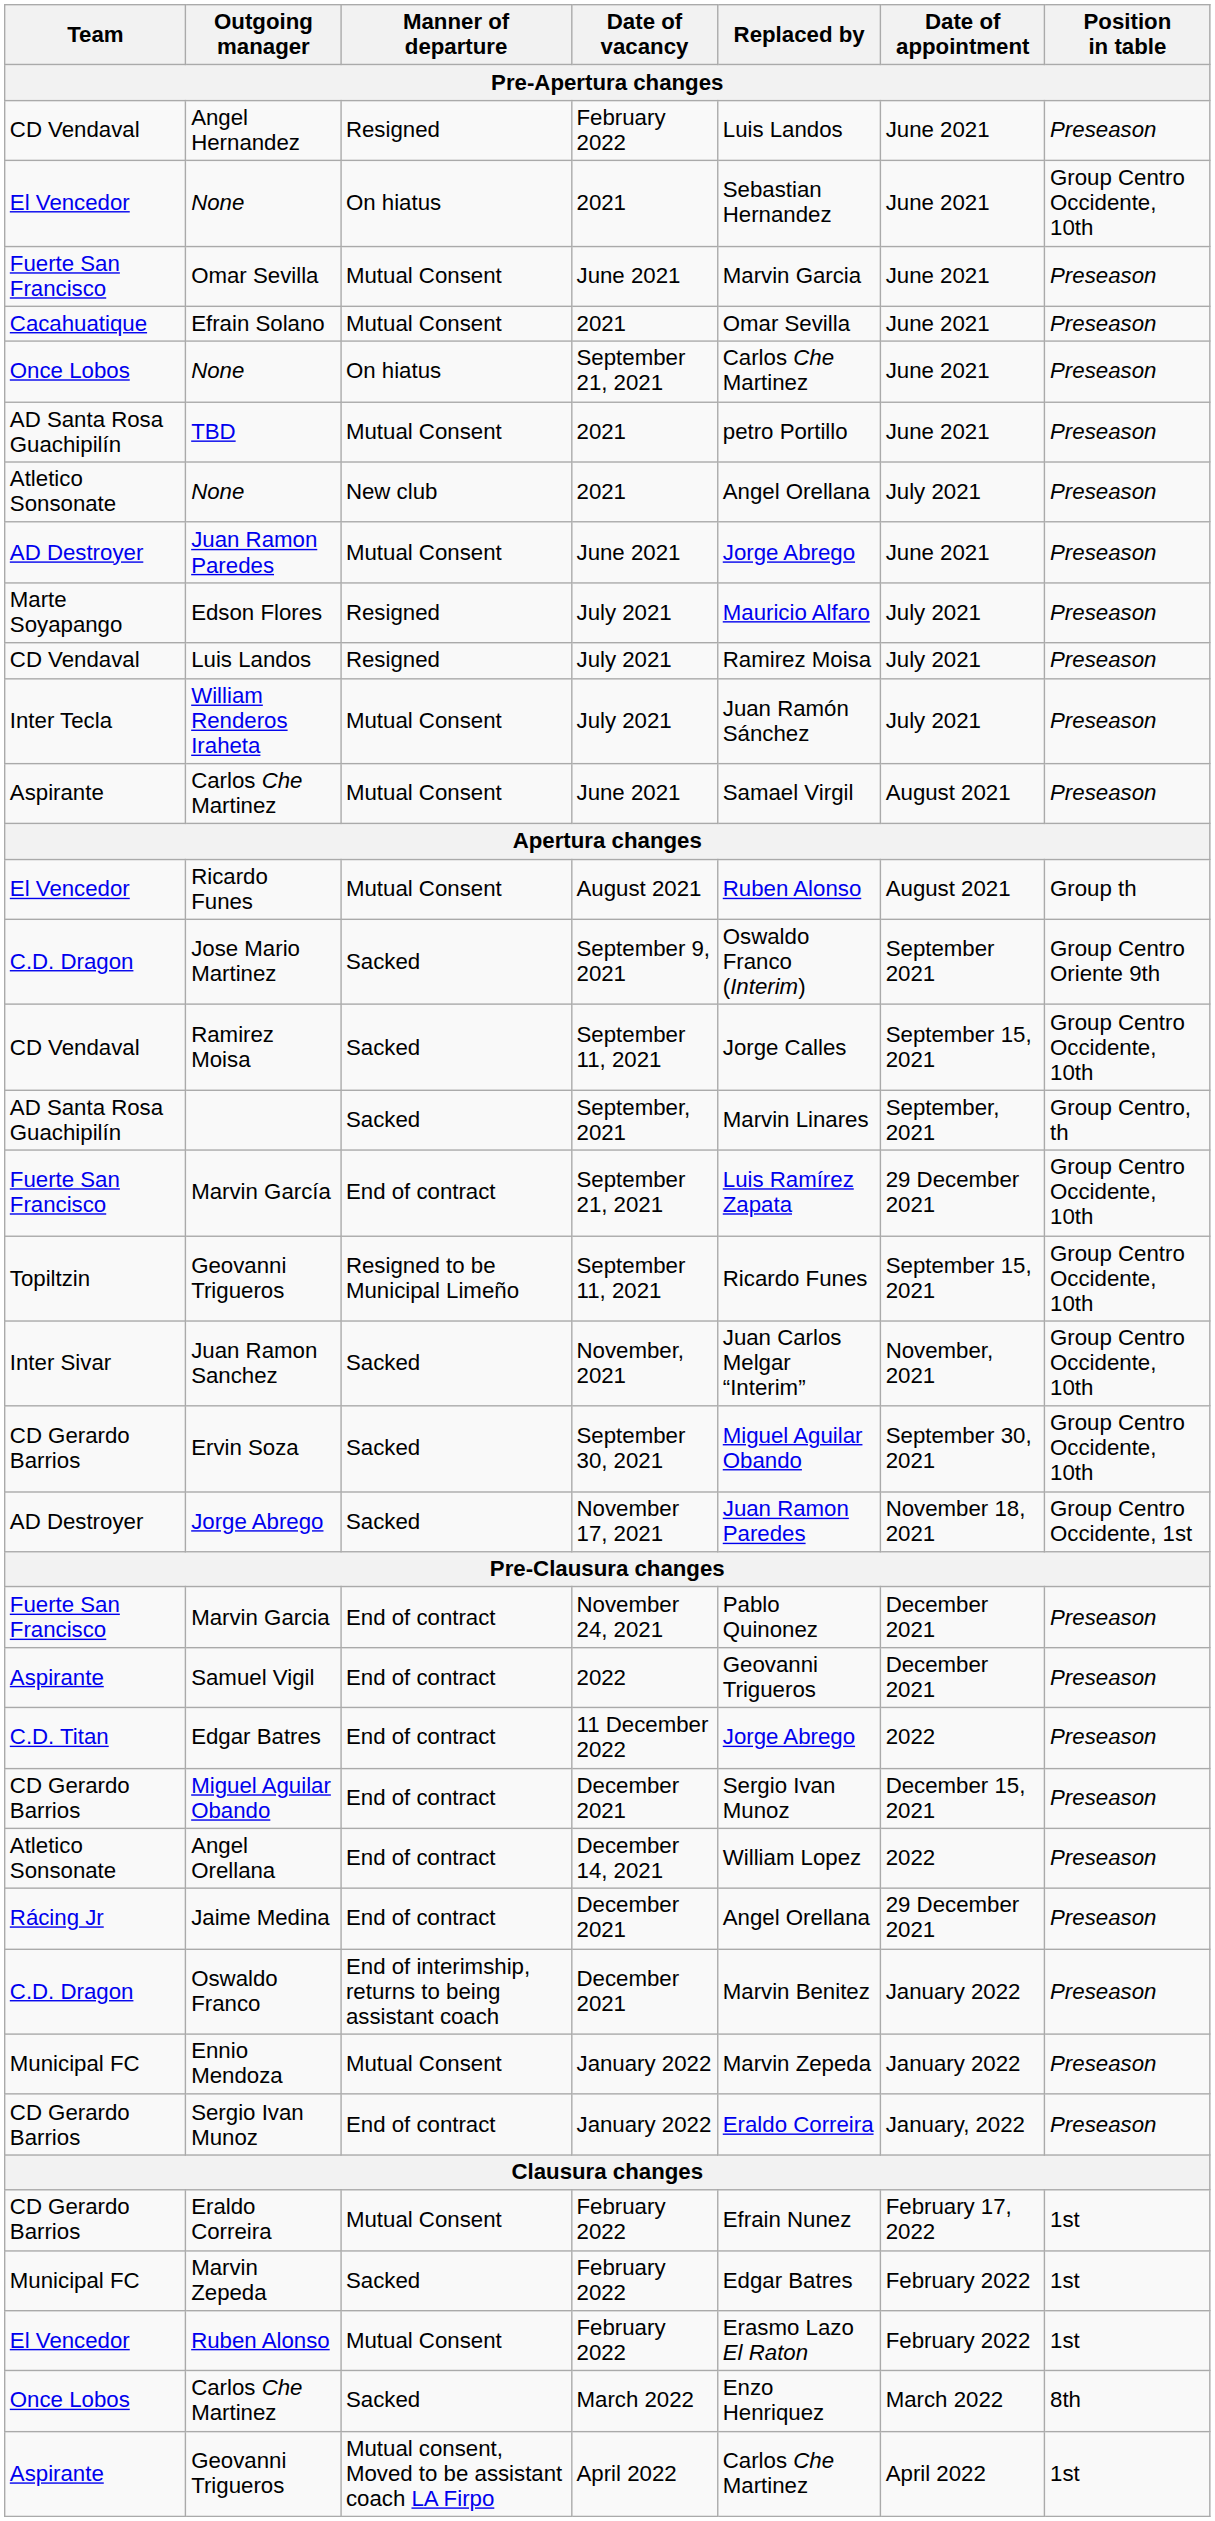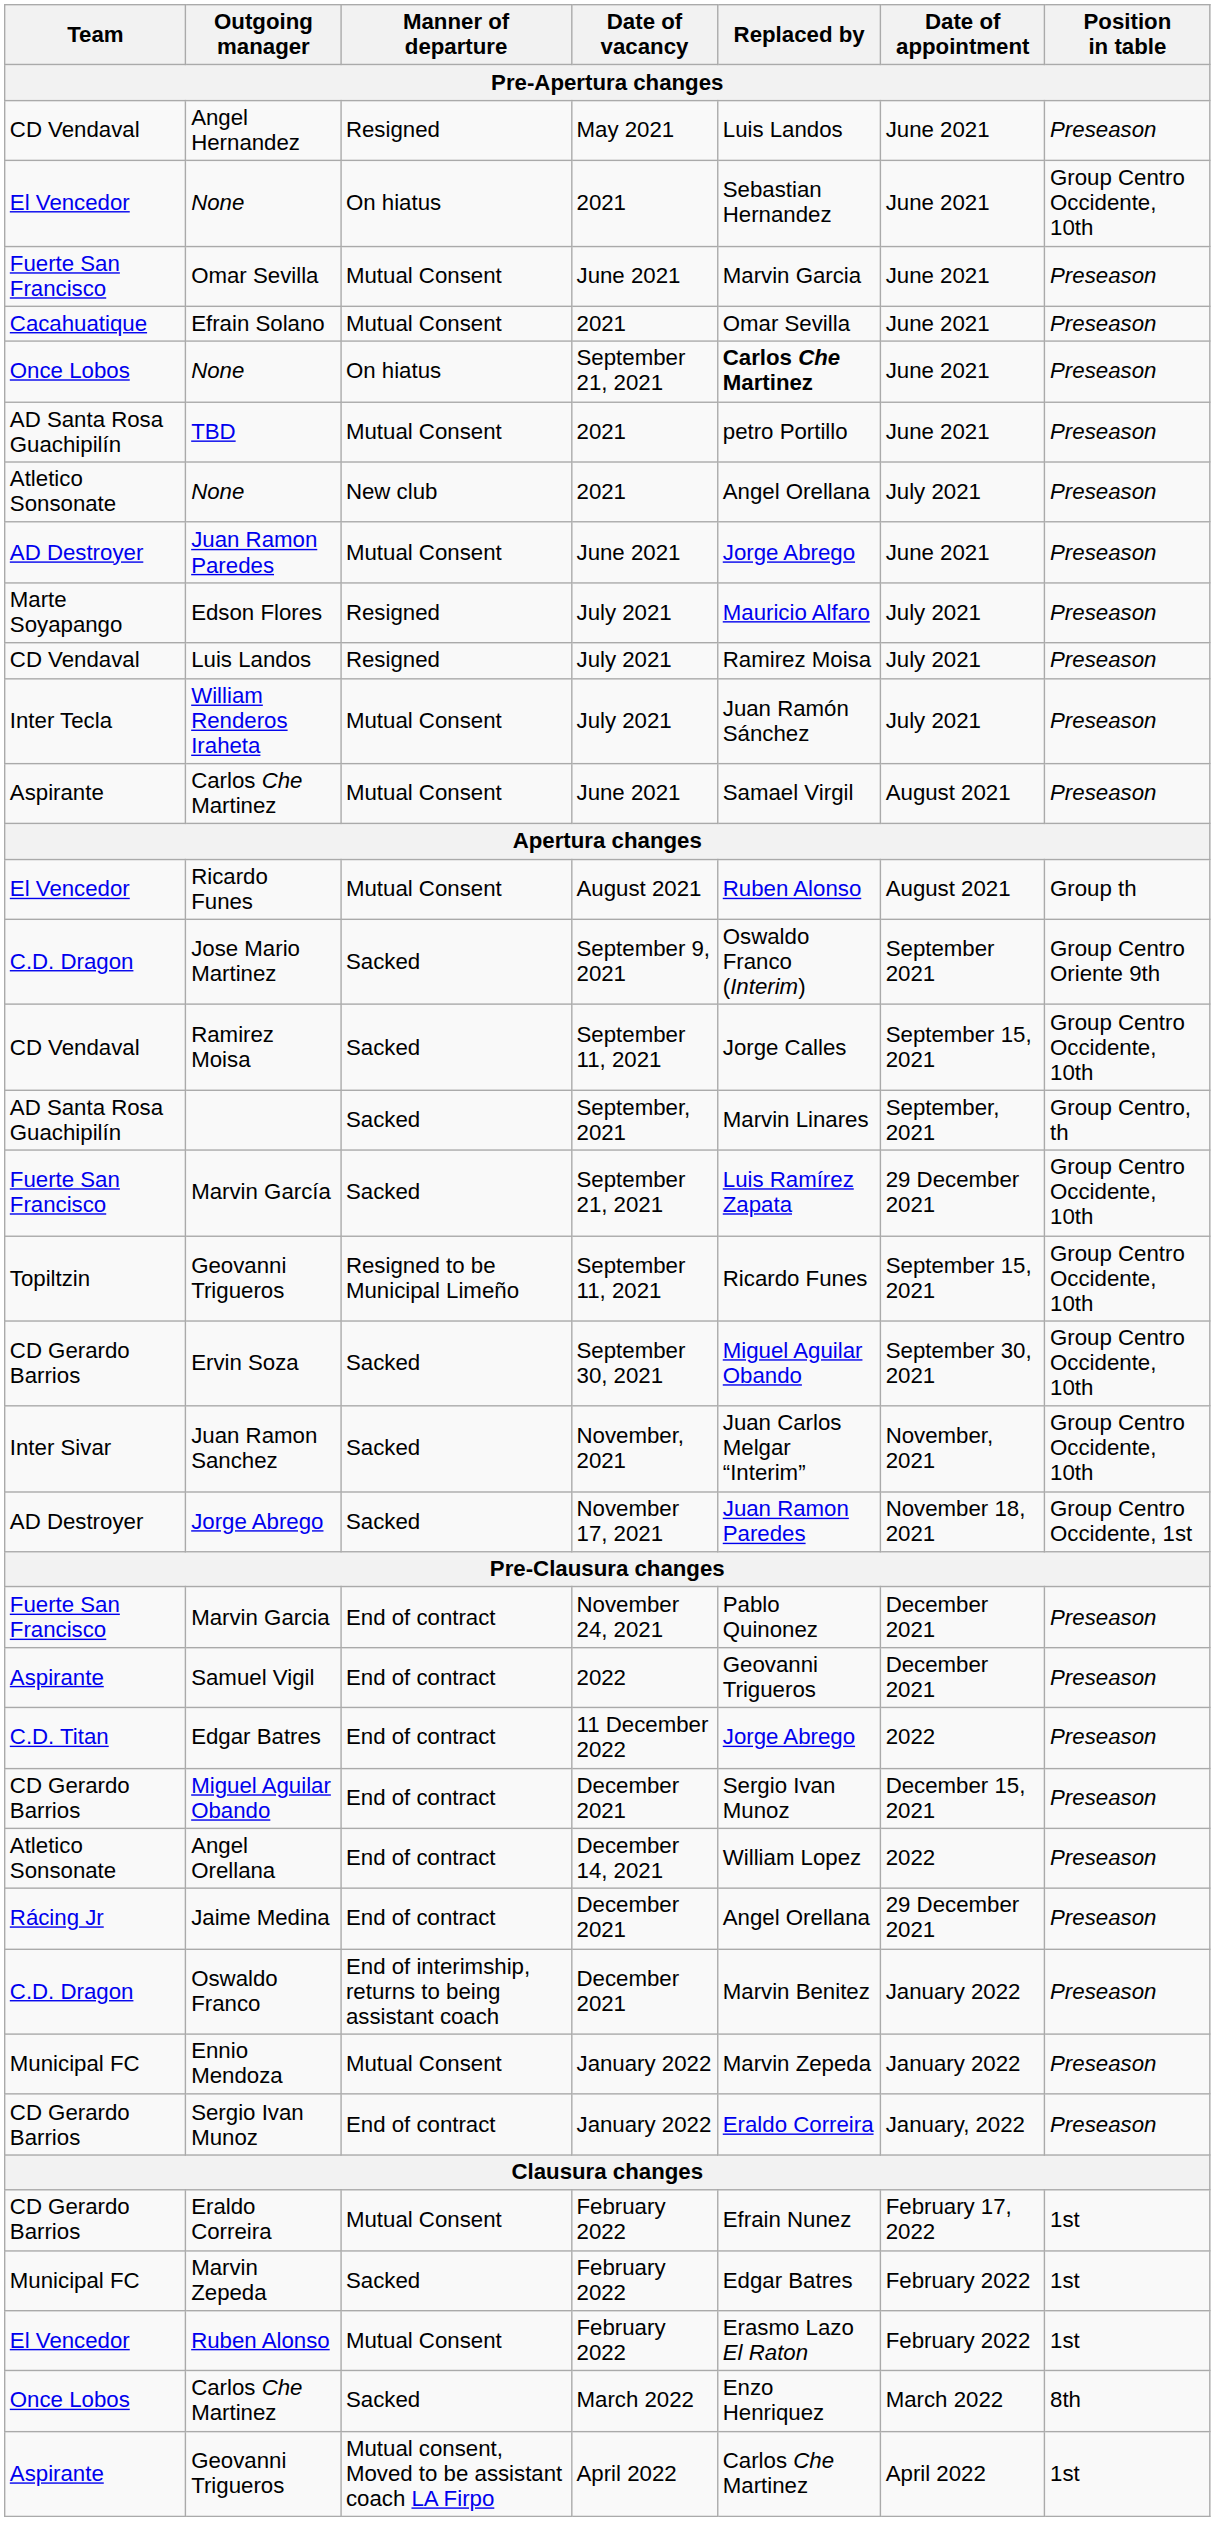(621, 130) February 2022 -> (625, 130) May 2021
(778, 371) normal -> (781, 371) bold
(421, 1192) End of contract -> (383, 1192) Sacked
rows swapped: (70, 1448) <-> (61, 1363)
